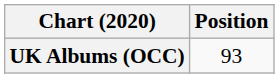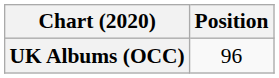(232, 55) 93 -> (232, 55) 96
